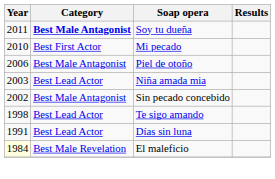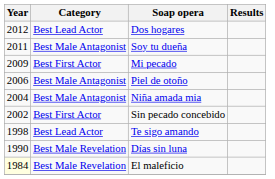+ row: (158, 30)
(82, 30) bold -> (80, 47) normal
(18, 47) 2010 -> (18, 64) 2009
(18, 81) 2003 -> (18, 98) 2004
(68, 81) Best Lead Actor -> (80, 98) Best Male Antagonist
(80, 98) Best Male Antagonist -> (67, 115) Best First Actor
(18, 132) 1991 -> (18, 149) 1990
(68, 132) Best Lead Actor -> (80, 149) Best Male Revelation
